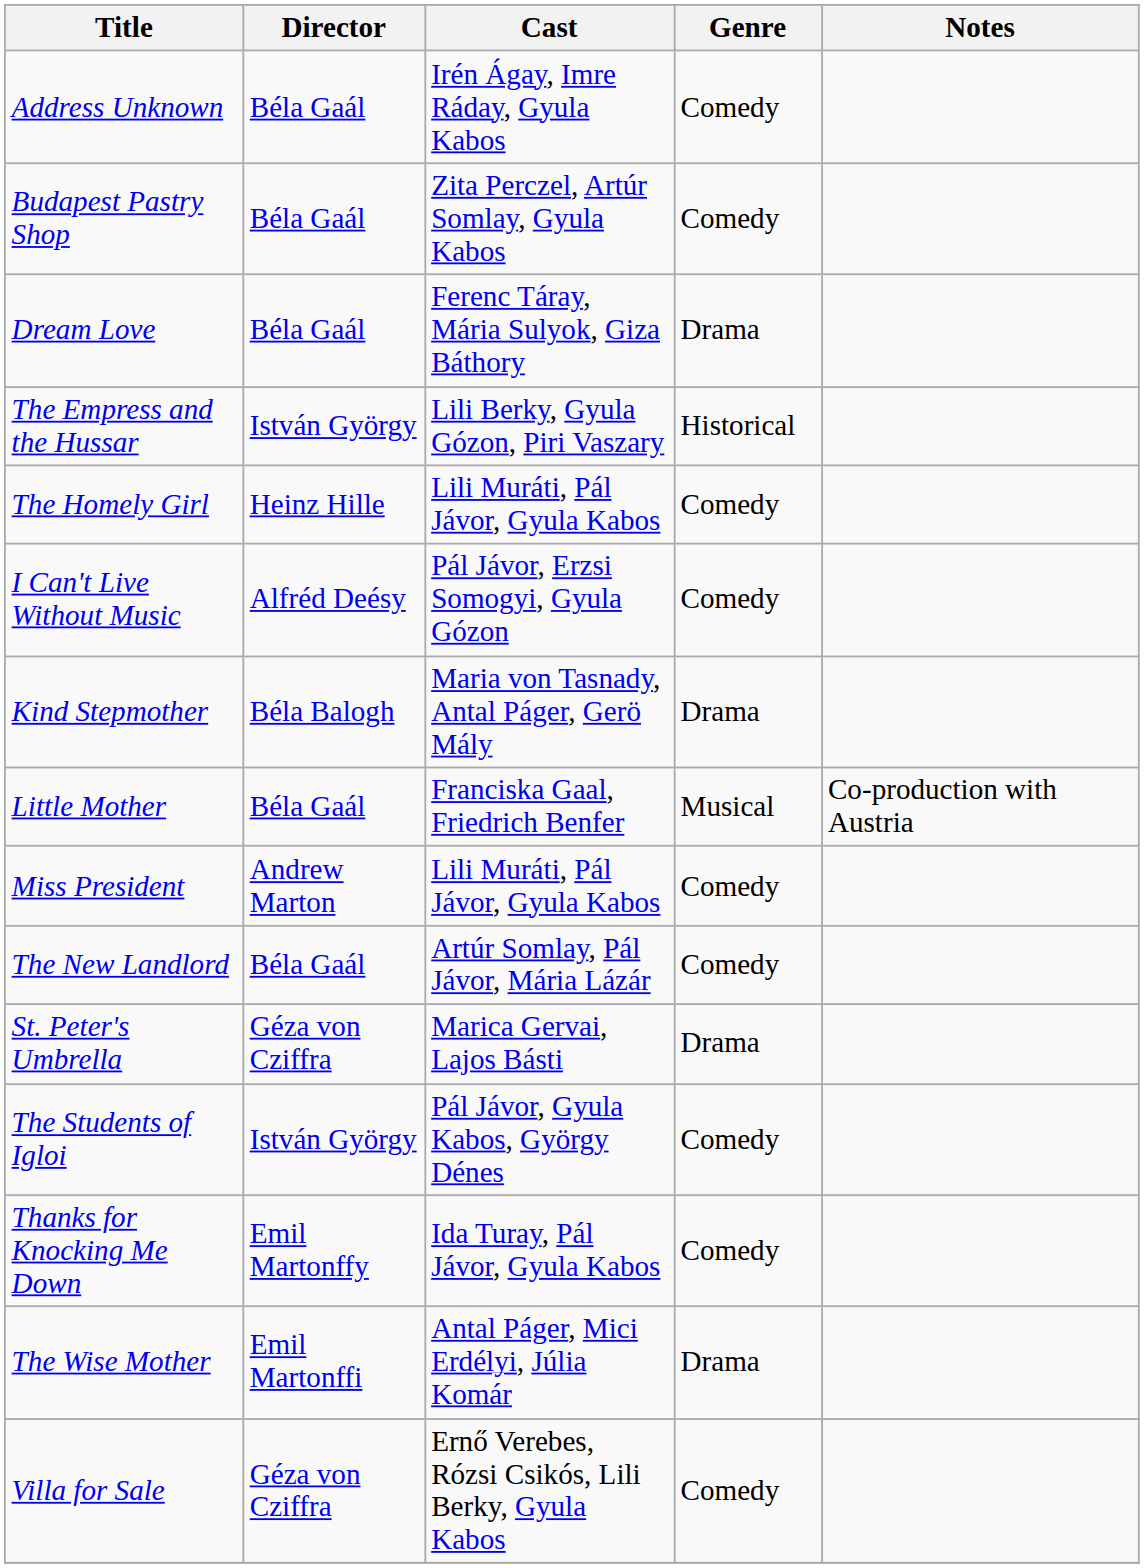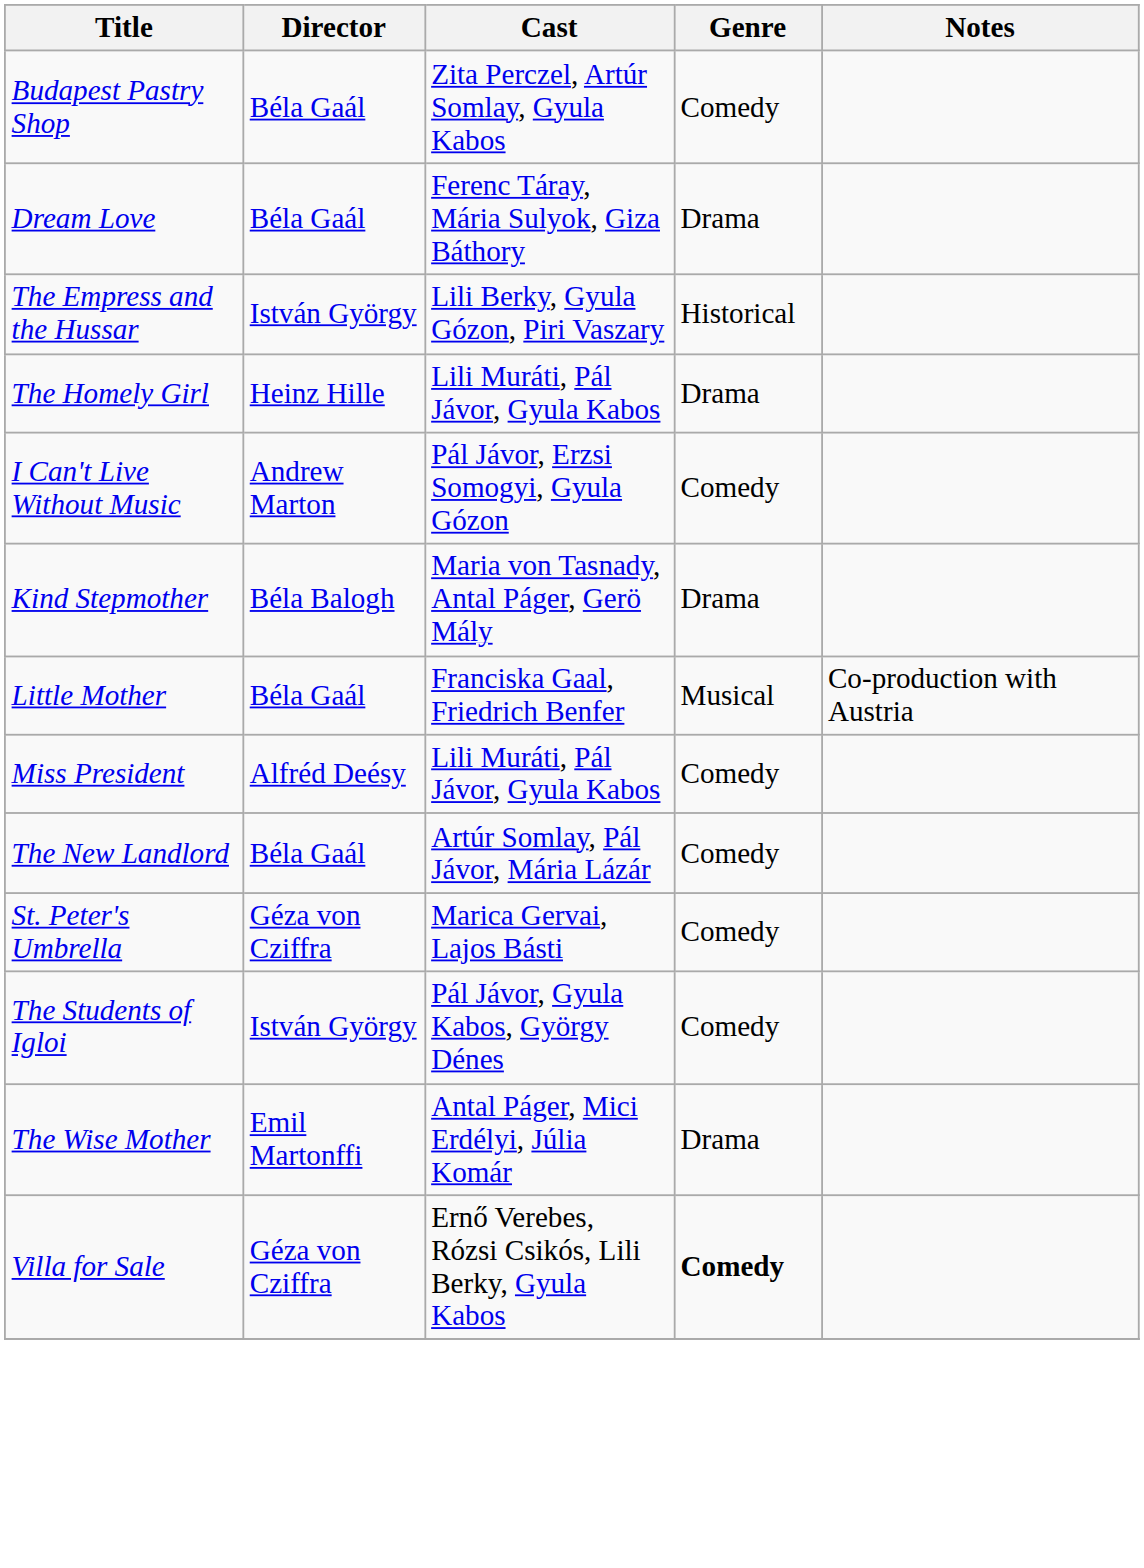- row: (117, 106)
(730, 504) Comedy -> (720, 392) Drama
(328, 599) Alfréd Deésy -> (297, 487) Andrew Marton
(297, 885) Andrew Marton -> (328, 773) Alfréd Deésy
(720, 1043) Drama -> (730, 931) Comedy
- row: (90, 1250)
(730, 1490) normal -> (732, 1266) bold
